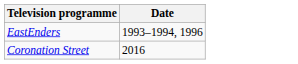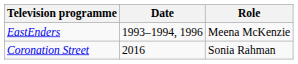+ column: (249, 13)
